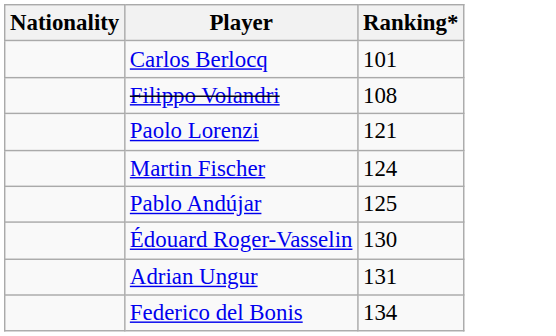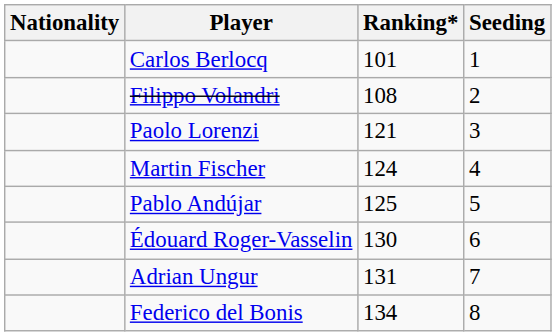+ column: (507, 22)
